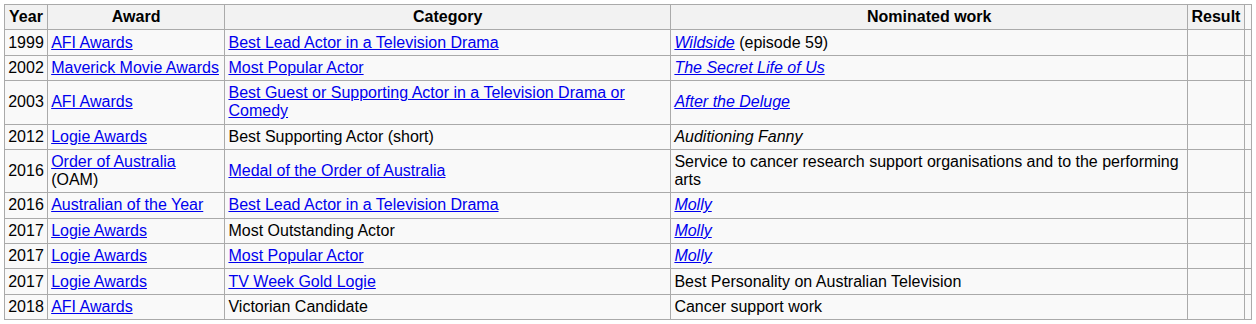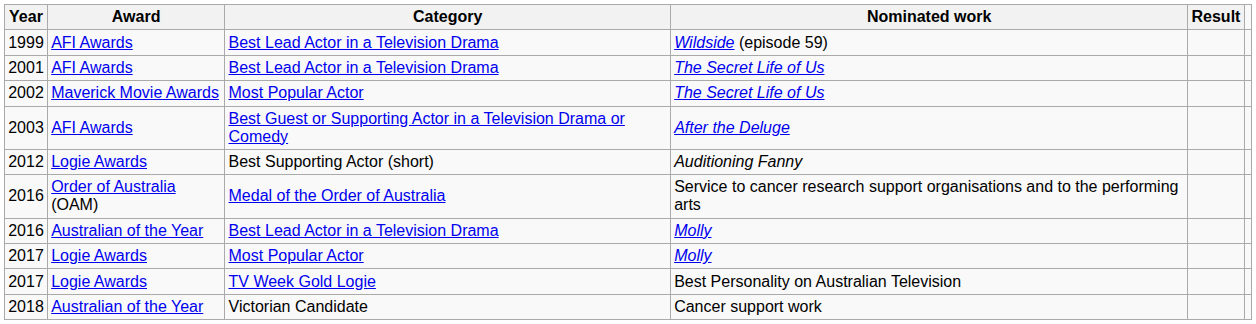+ row: (26, 67)
- row: (26, 230)
(92, 306) AFI Awards -> (127, 306) Australian of the Year
